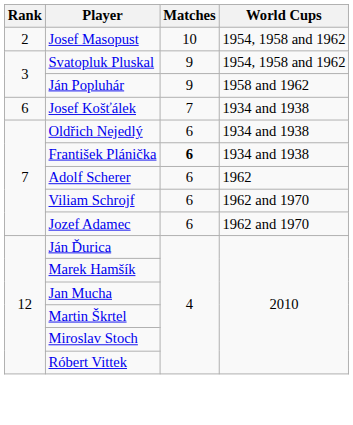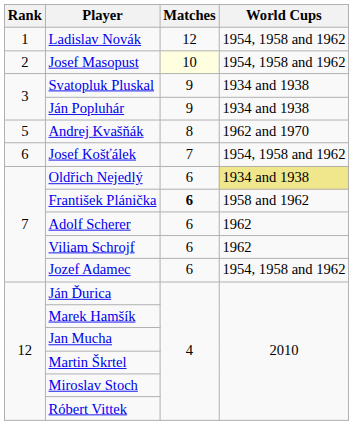+ row: (95, 39)
(189, 39) no background -> (189, 62) lightyellow background
(284, 62) 1954, 1958 and 1962 -> (266, 85) 1934 and 1938
(266, 85) 1958 and 1962 -> (266, 108) 1934 and 1938
+ row: (96, 131)
(266, 108) 1934 and 1938 -> (284, 154) 1954, 1958 and 1962
(266, 131) no background -> (266, 177) khaki background
(266, 154) 1934 and 1938 -> (266, 200) 1958 and 1962
(266, 200) 1962 and 1970 -> (237, 246) 1962
(266, 223) 1962 and 1970 -> (284, 270) 1954, 1958 and 1962
